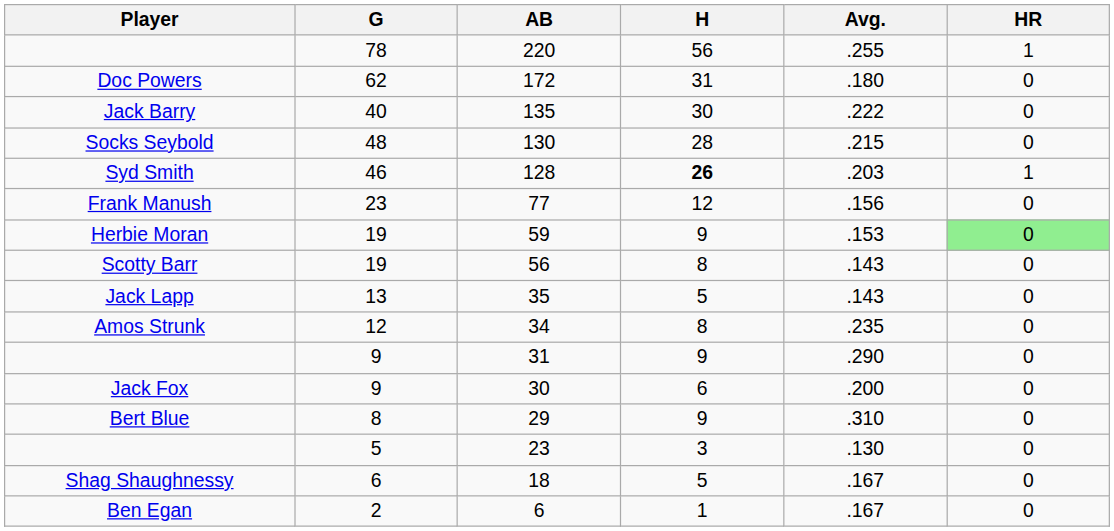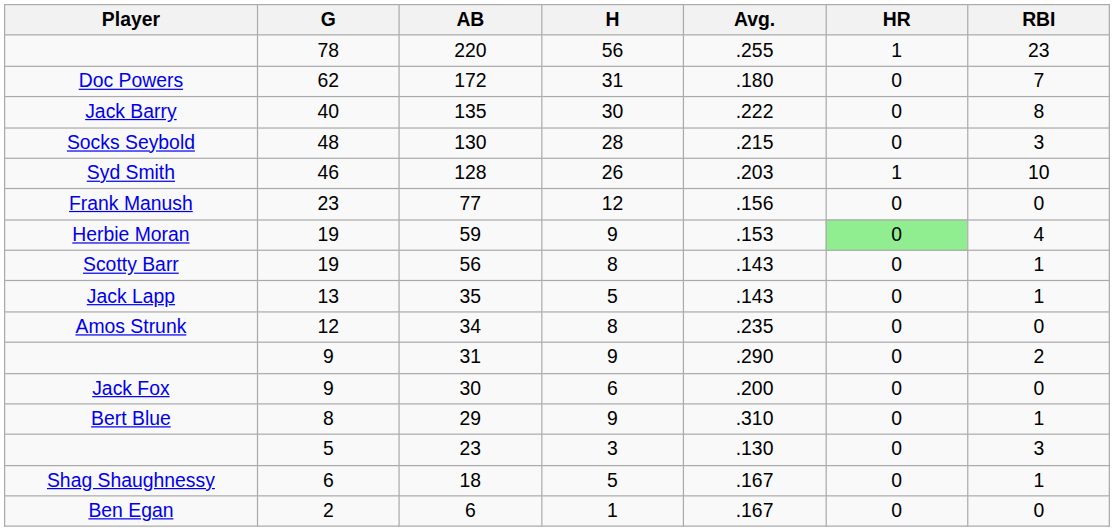+ column: (1039, 19)
(702, 173) bold -> (612, 173) normal
